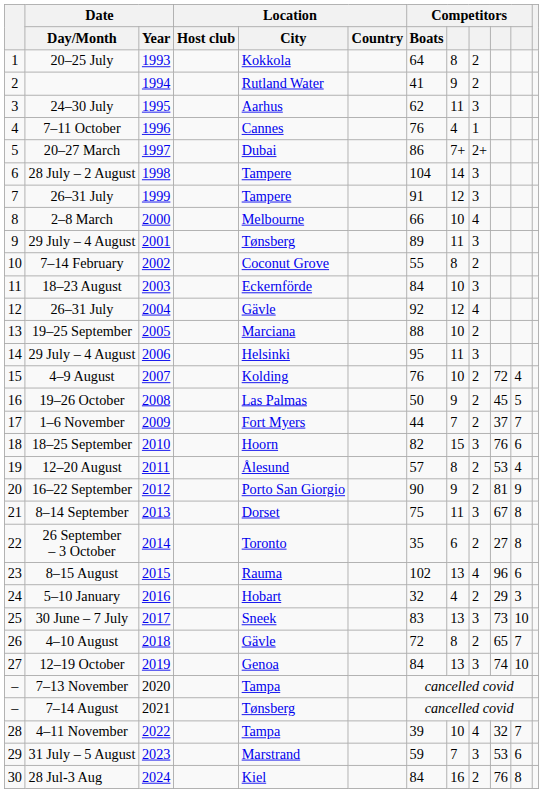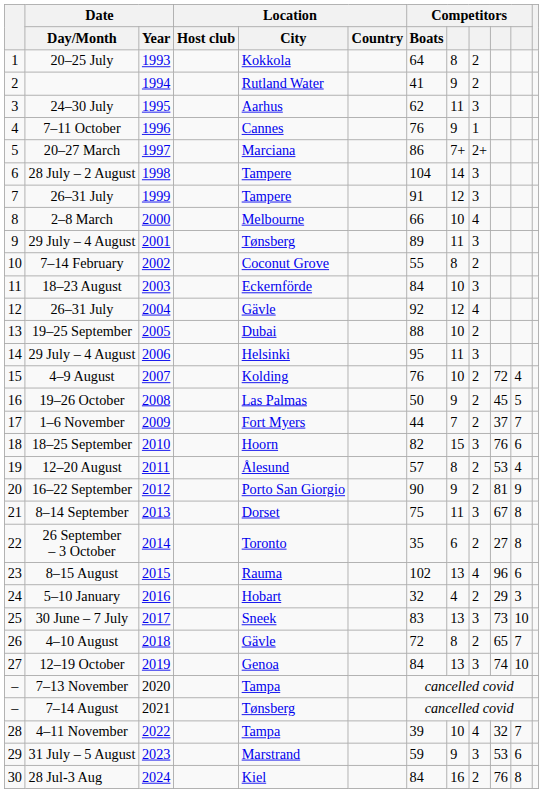(454, 128) 4 -> (454, 128) 9
(259, 151) Dubai -> (269, 151) Marciana
(269, 331) Marciana -> (259, 331) Dubai
(454, 754) 7 -> (454, 754) 9
